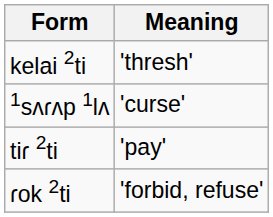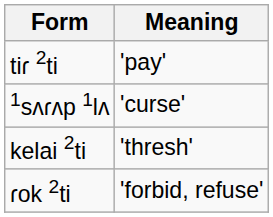rows swapped: (34, 147) <-> (48, 62)
